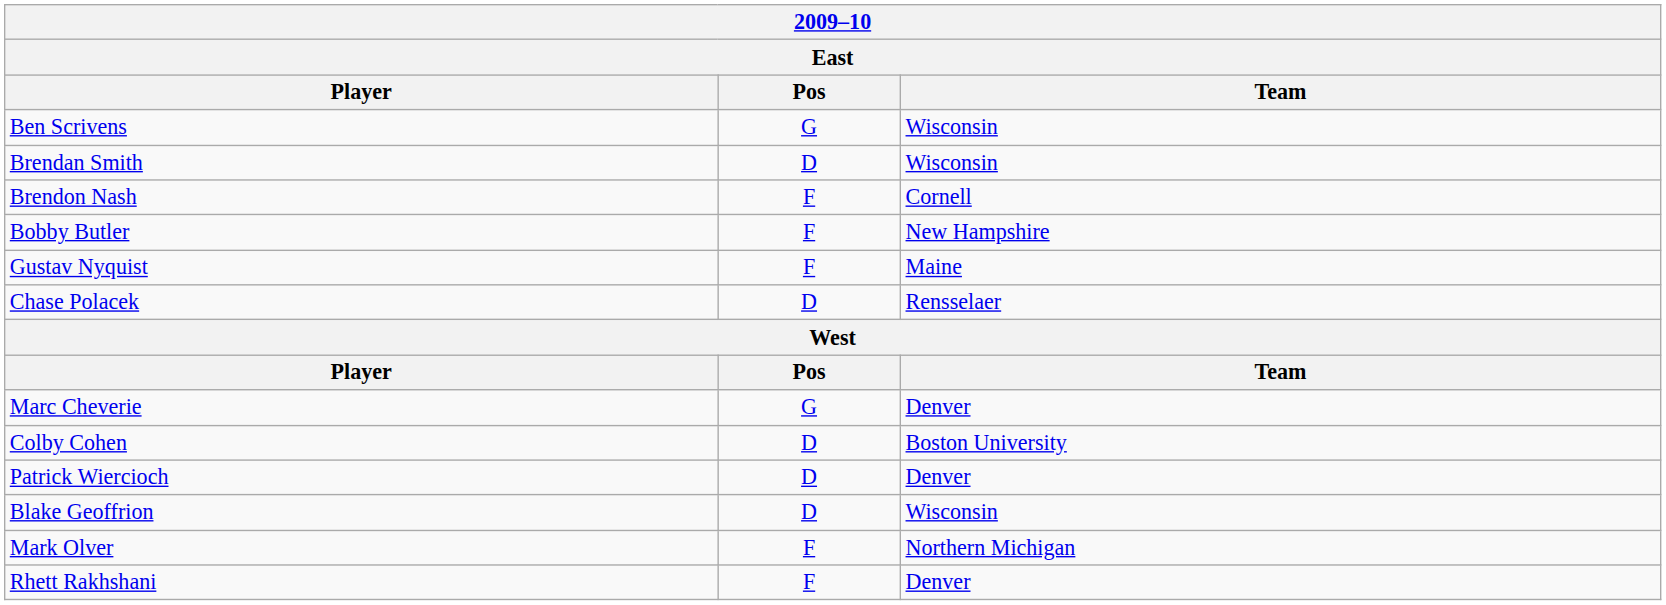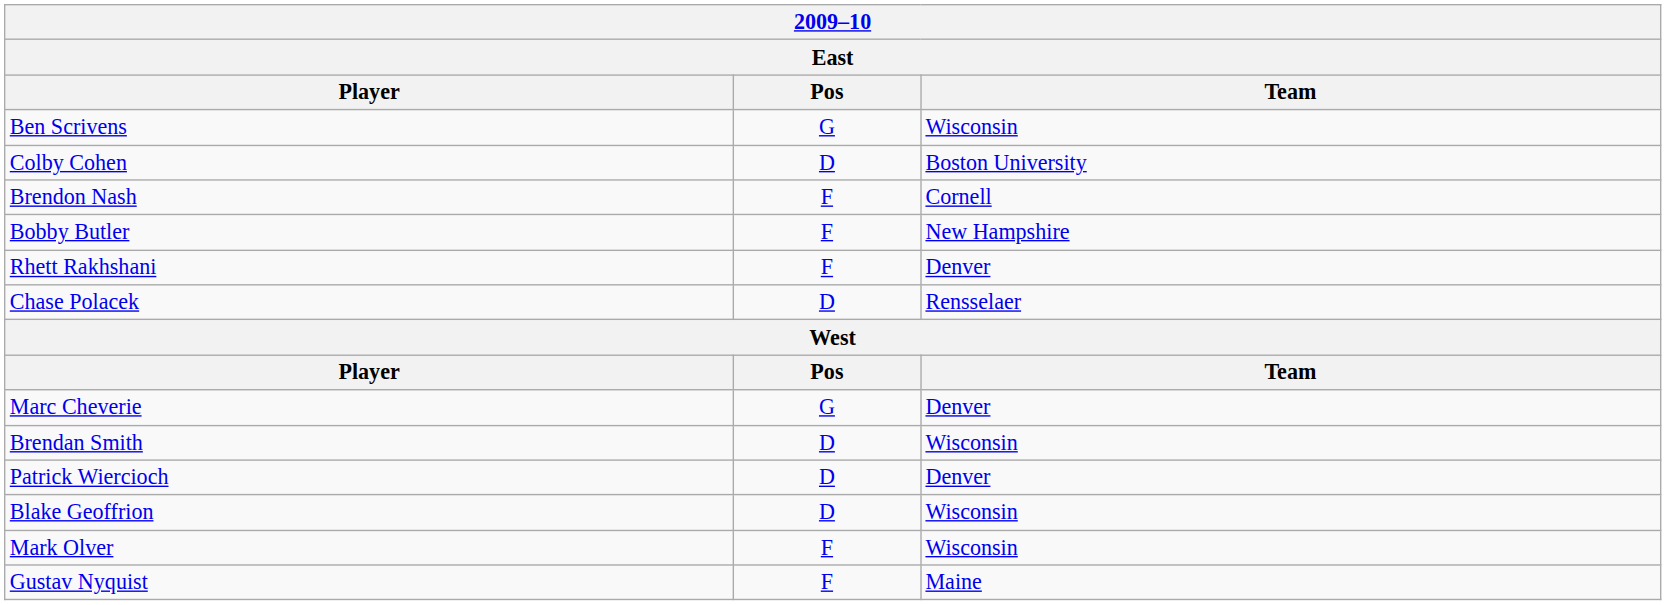rows swapped: (68, 442) <-> (76, 162)
rows swapped: (79, 267) <-> (83, 582)
(990, 547) Northern Michigan -> (972, 547) Wisconsin
